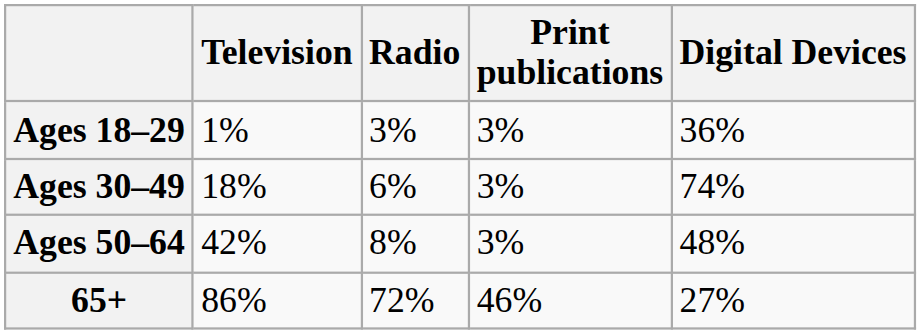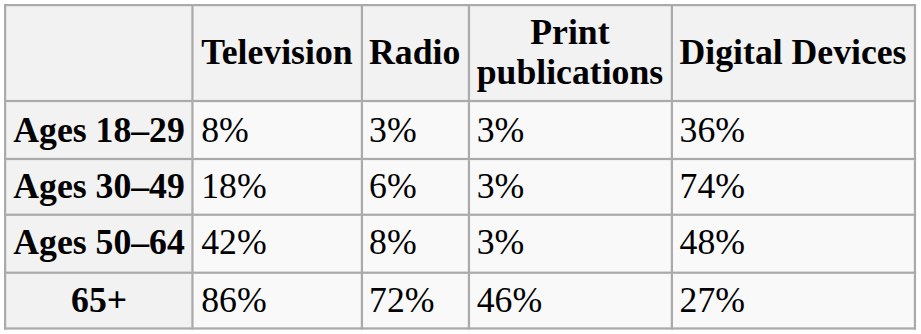(225, 129) 1% -> (225, 129) 8%
